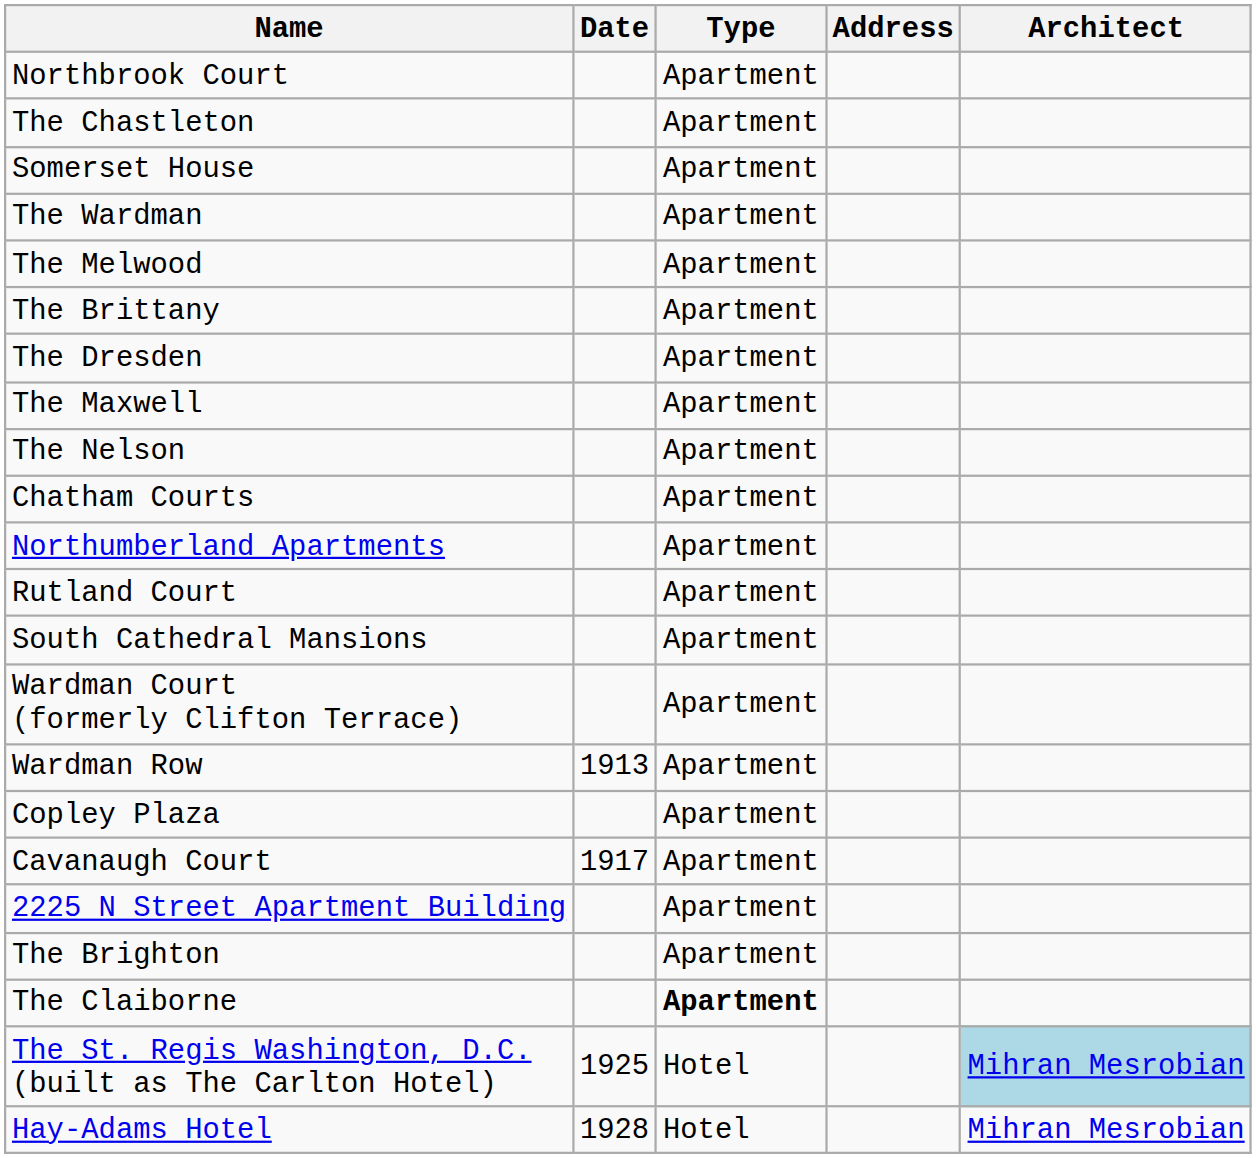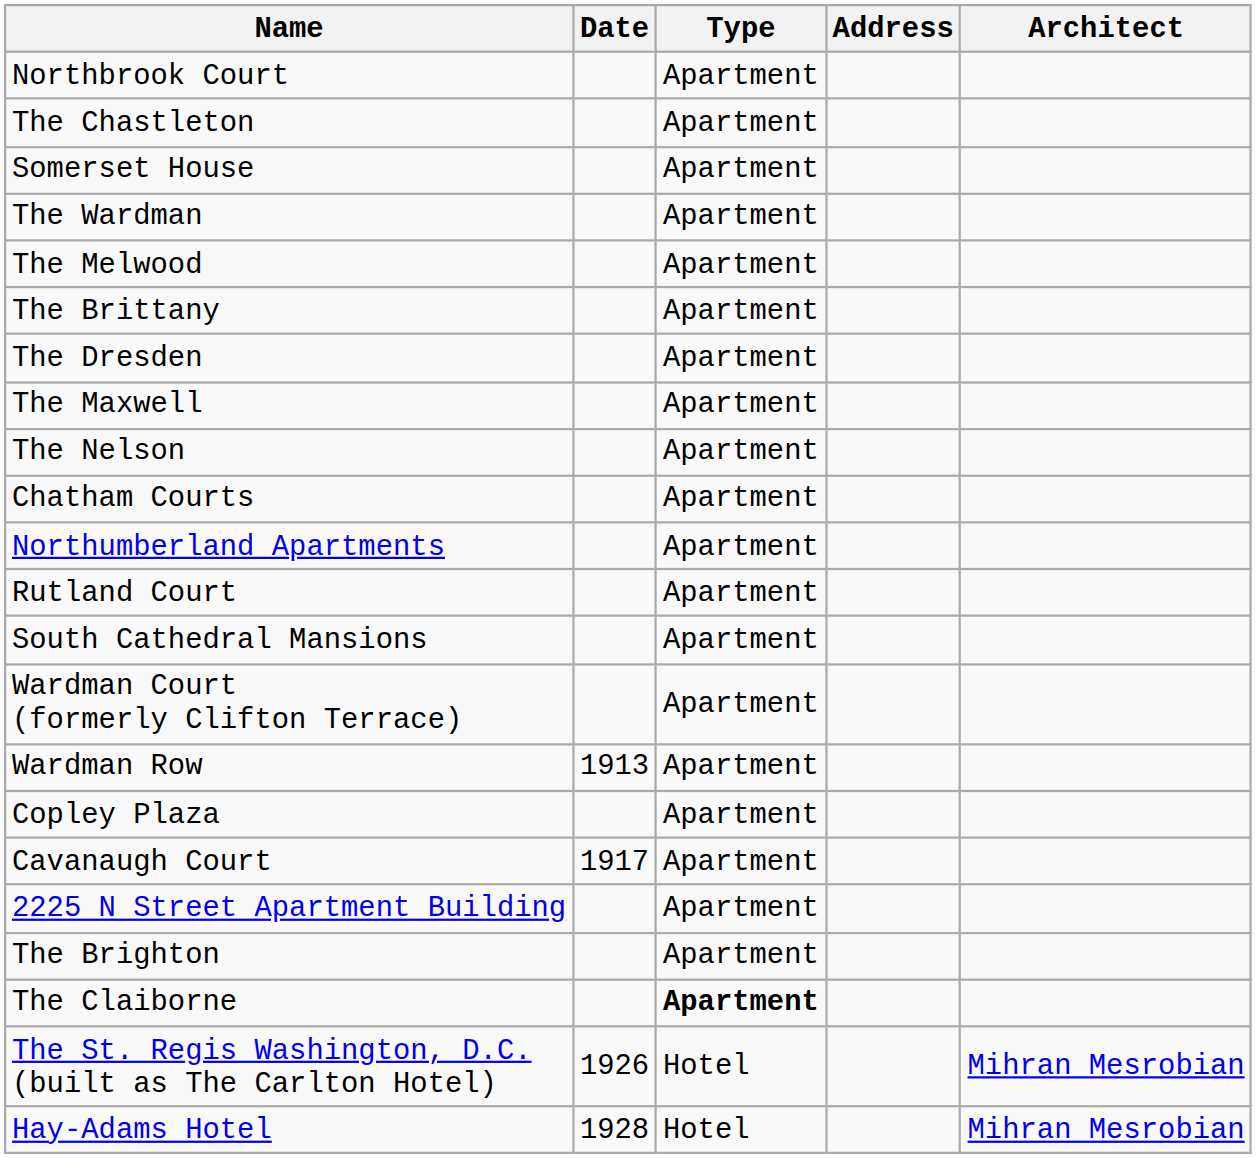(615, 1066) 1925 -> (615, 1066) 1926
(1106, 1066) lightblue background -> (1106, 1066) no background
